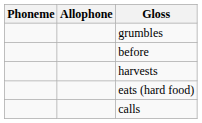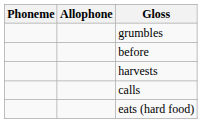rows swapped: (129, 109) <-> (156, 90)
